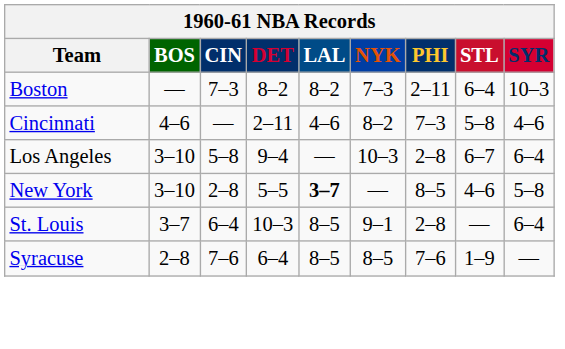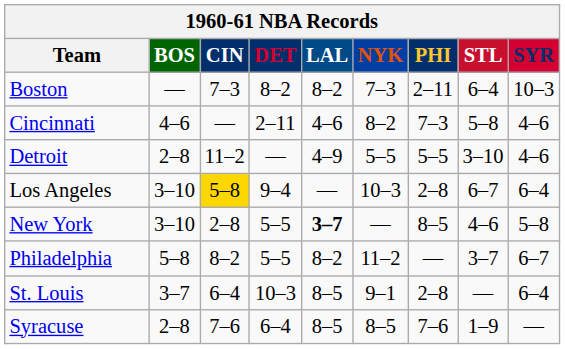+ row: (38, 156)
(223, 156) no background -> (225, 190) gold background
+ row: (61, 258)
